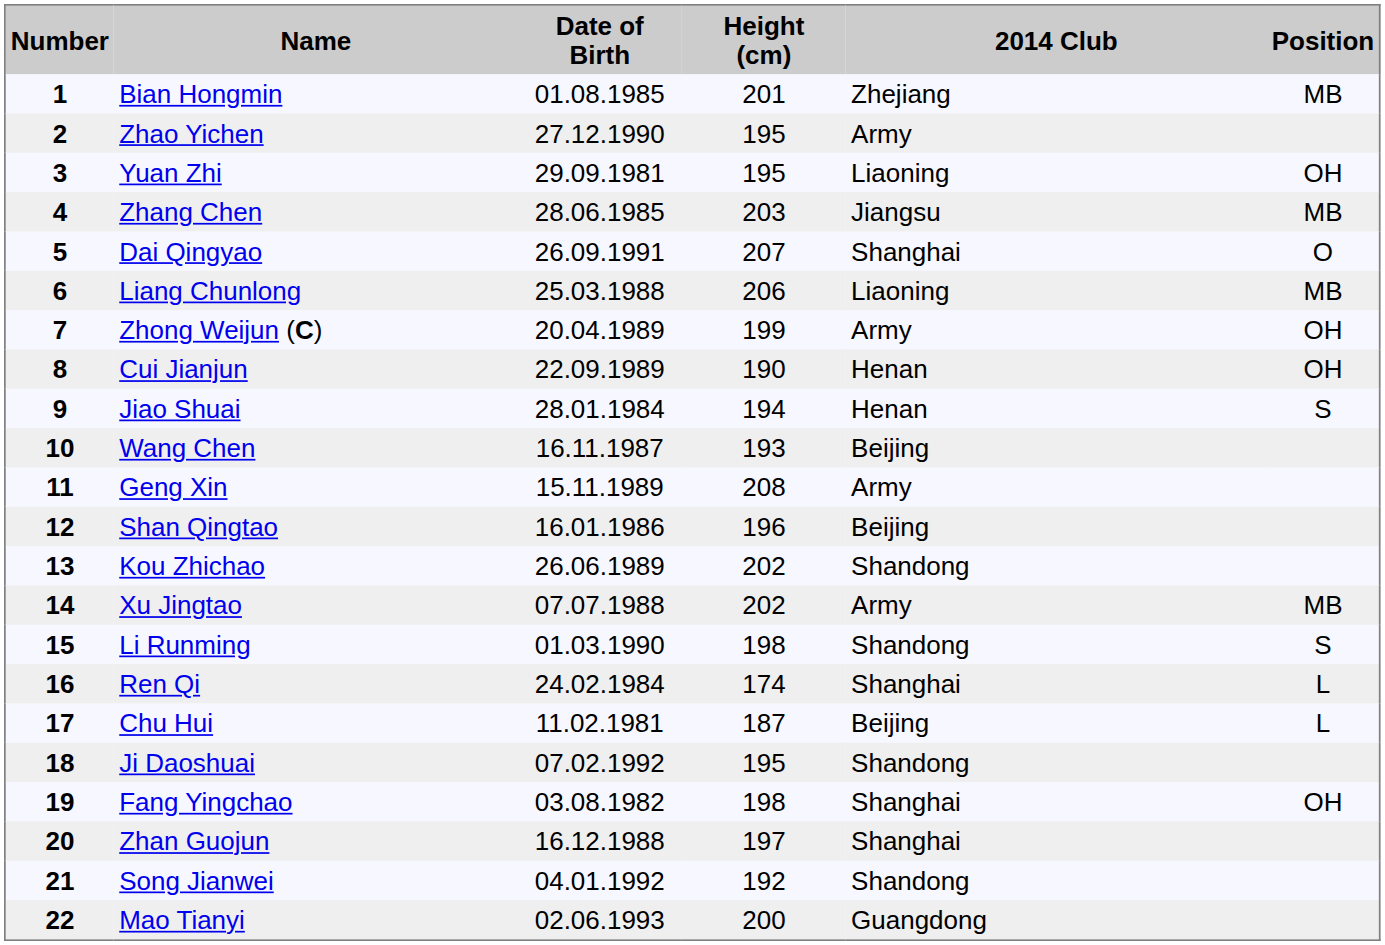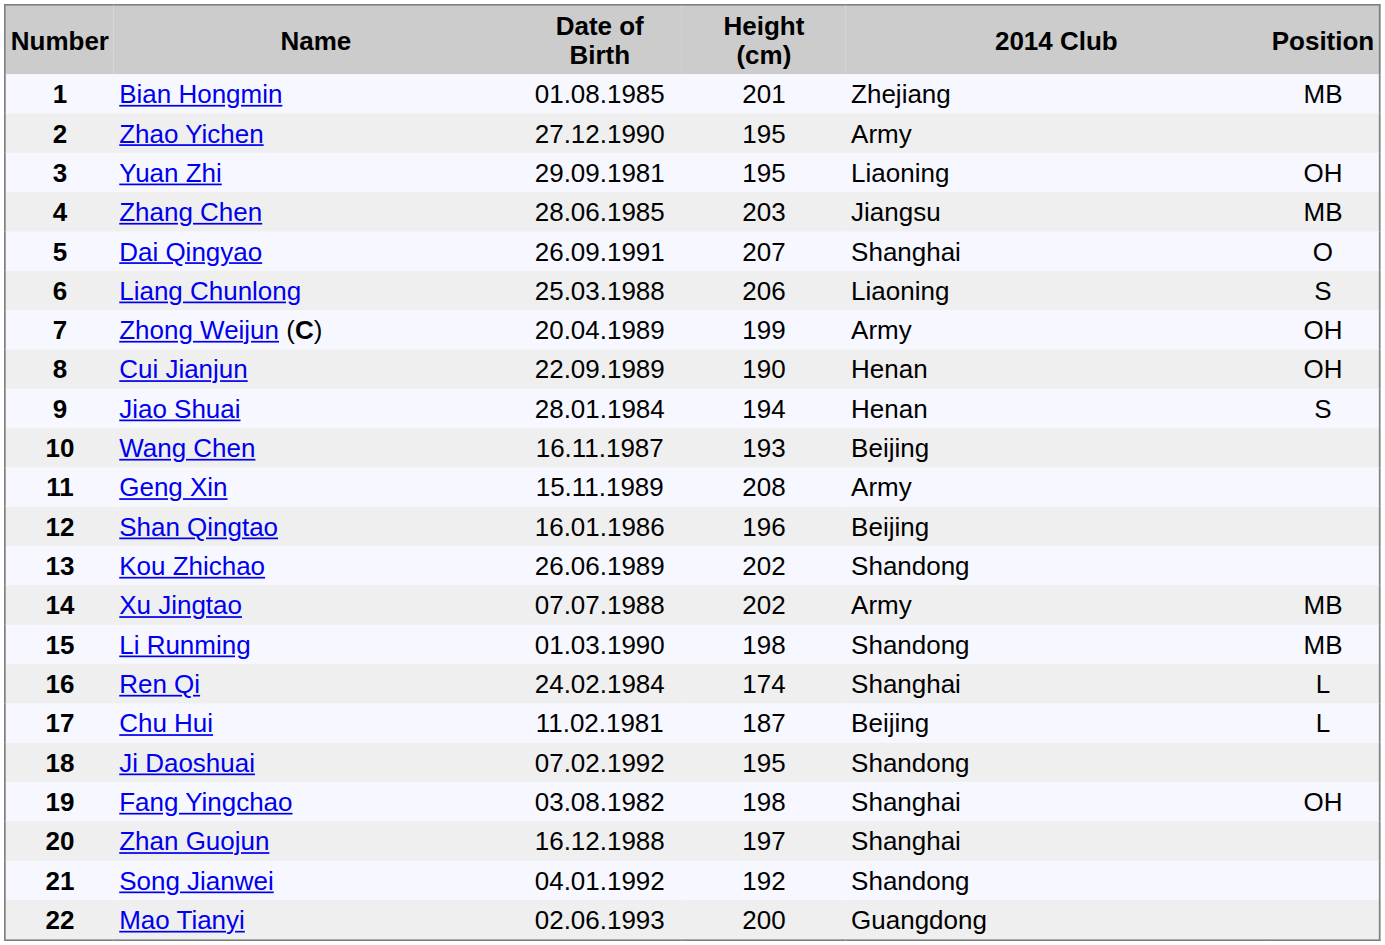(1323, 290) MB -> (1323, 290) S
(1323, 644) S -> (1323, 644) MB
